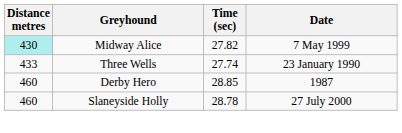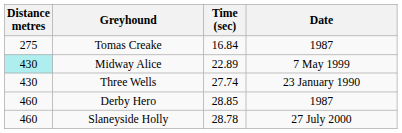+ row: (128, 45)
(225, 45) 27.82 -> (225, 63) 22.89
(28, 63) 433 -> (28, 82) 430
